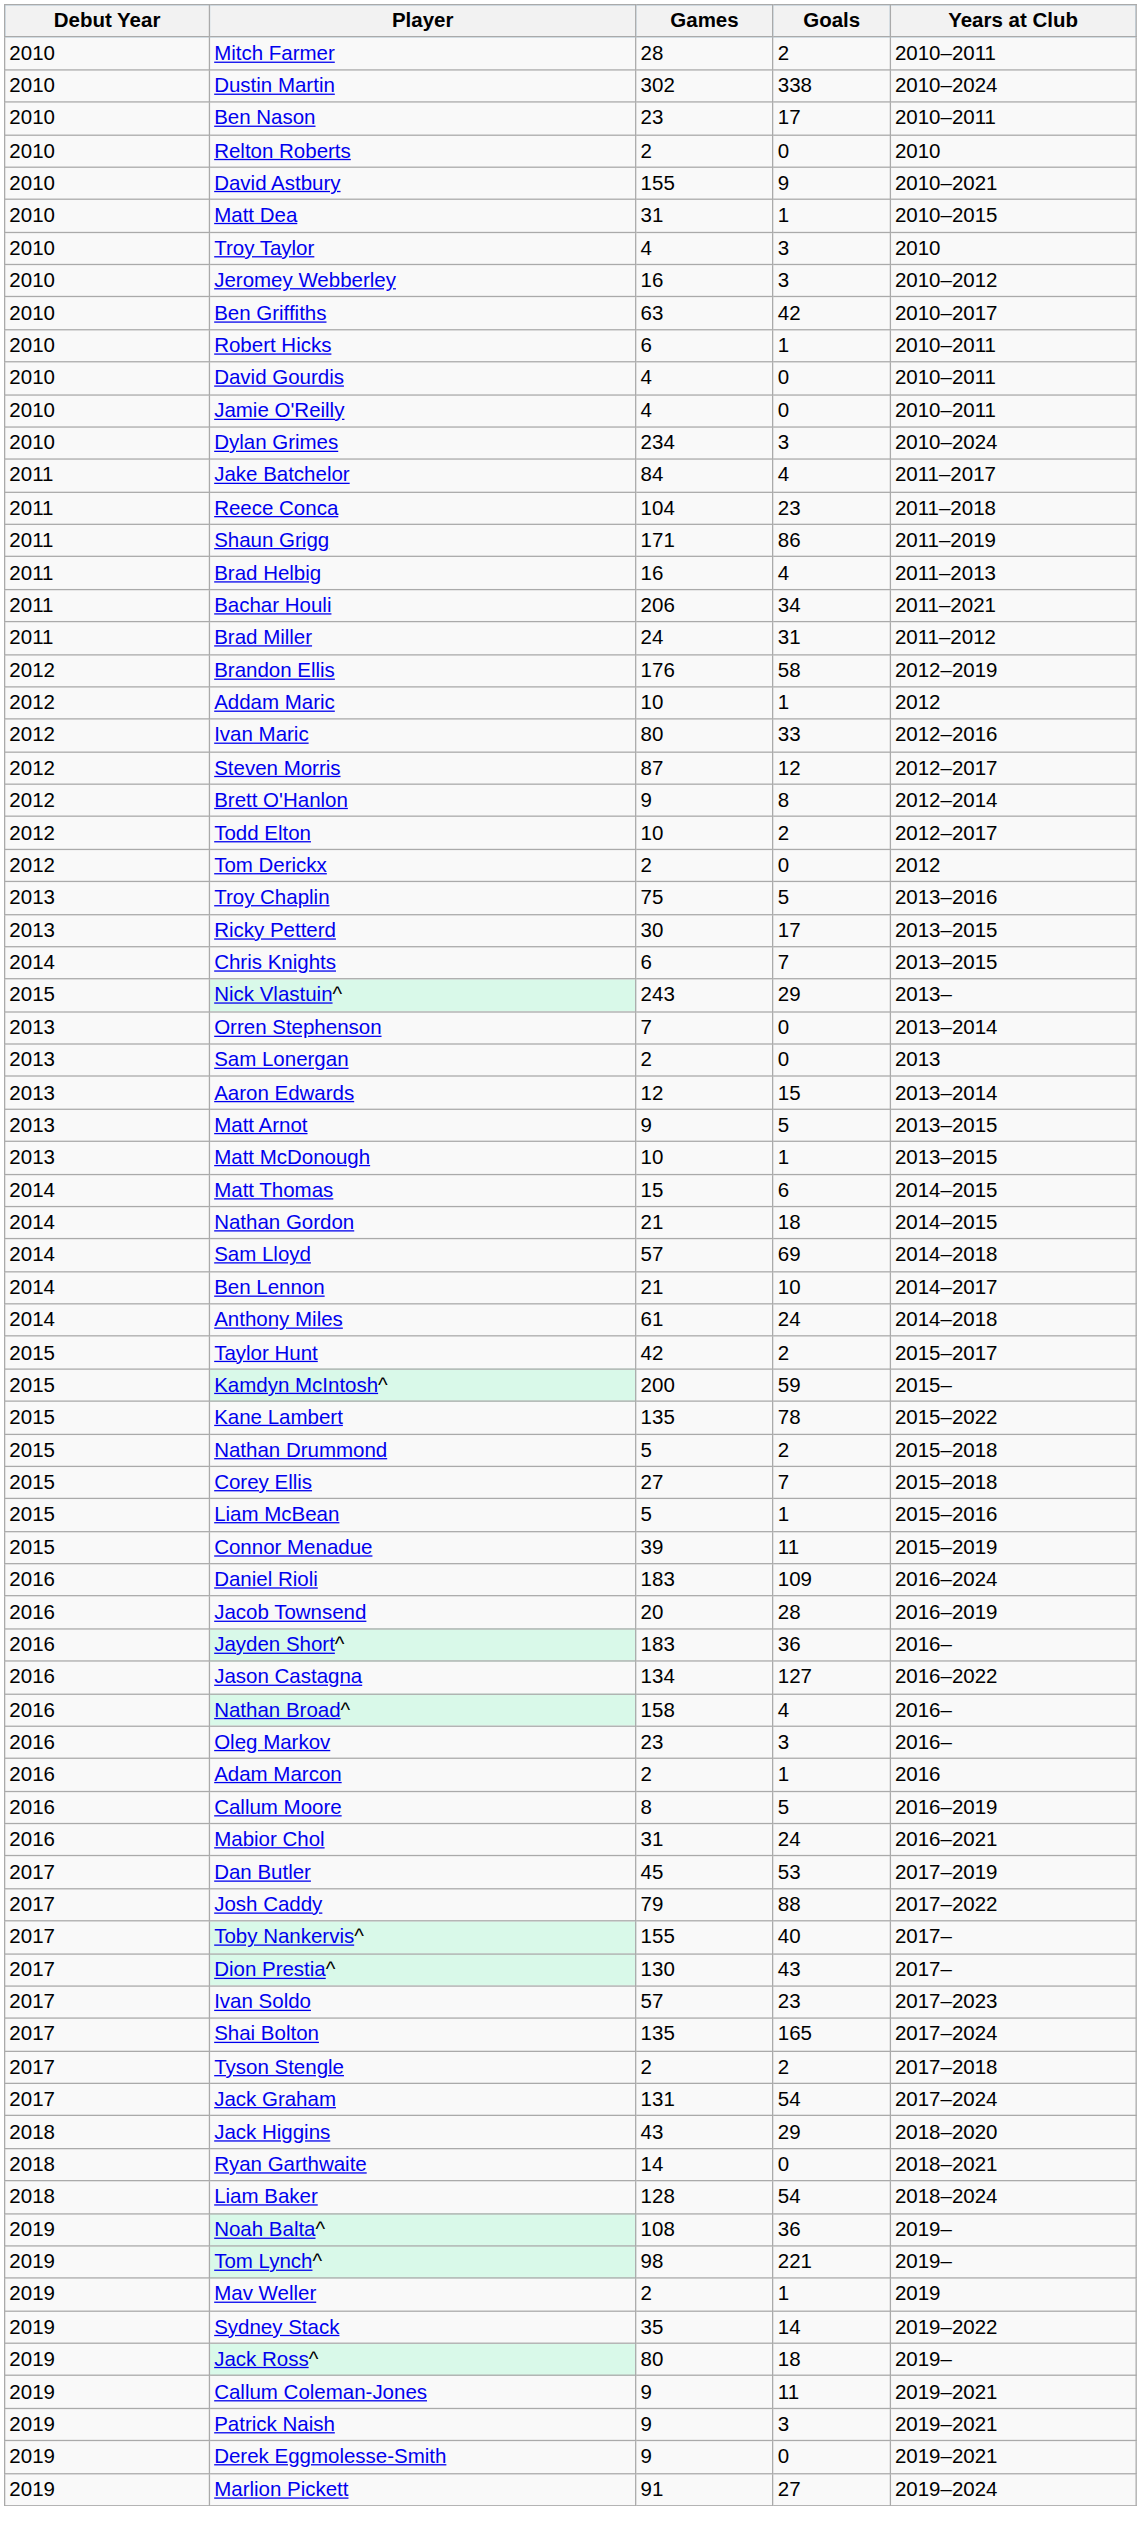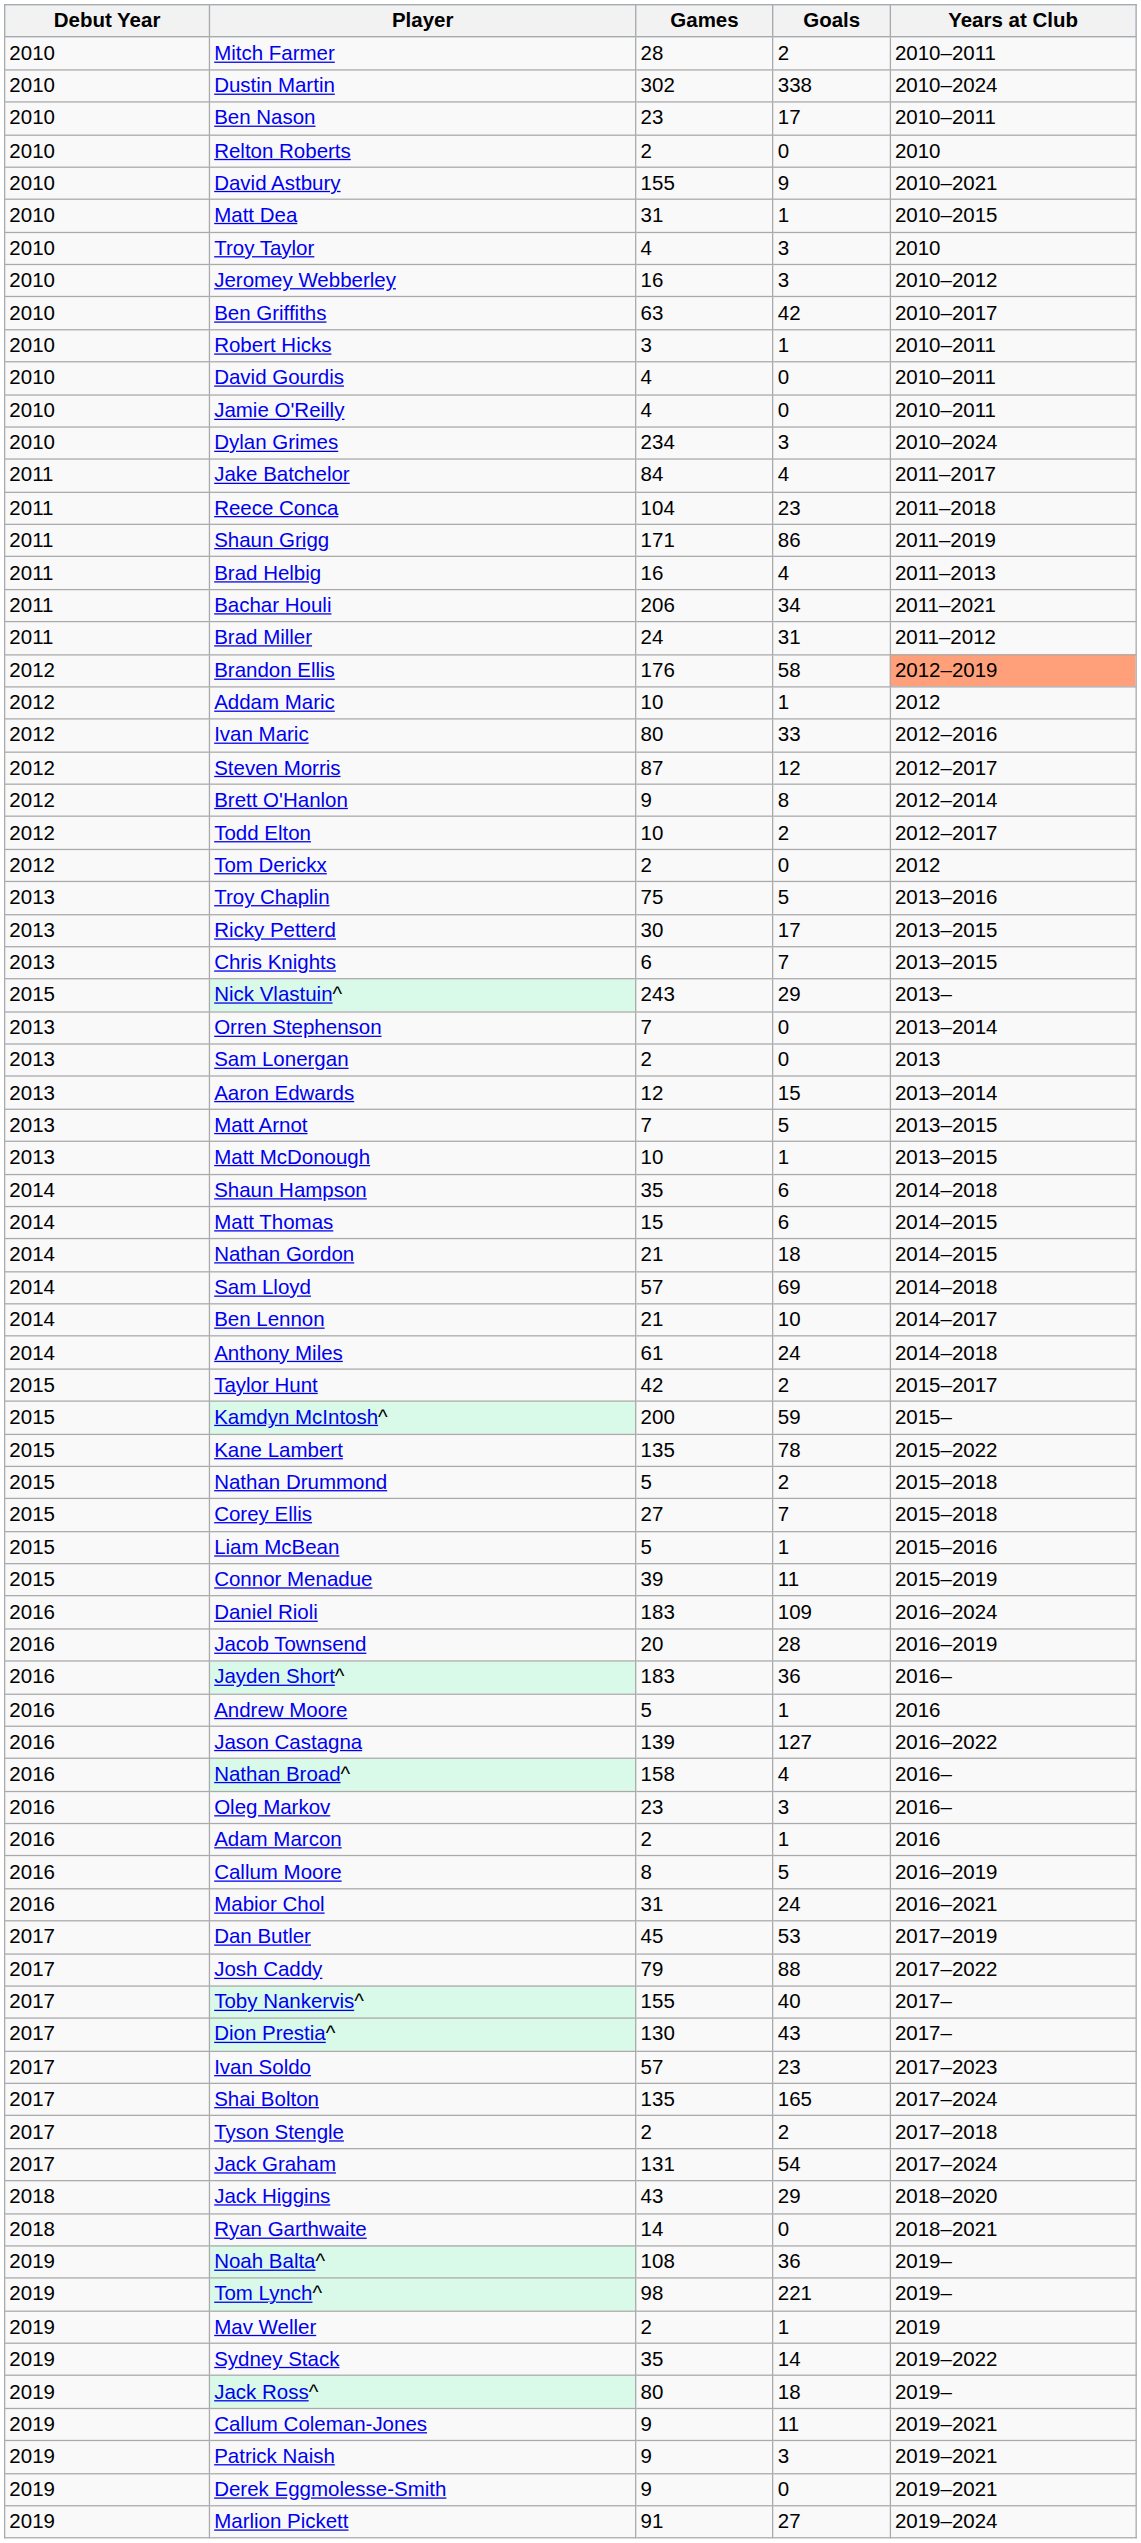(646, 345) 6 -> (646, 345) 3
(946, 670) no background -> (946, 670) lightsalmon background
(32, 962) 2014 -> (32, 962) 2013
(646, 1125) 9 -> (646, 1125) 7
+ row: (290, 1190)
+ row: (281, 1709)
(658, 1677) 134 -> (658, 1742) 139
- row: (266, 2196)
